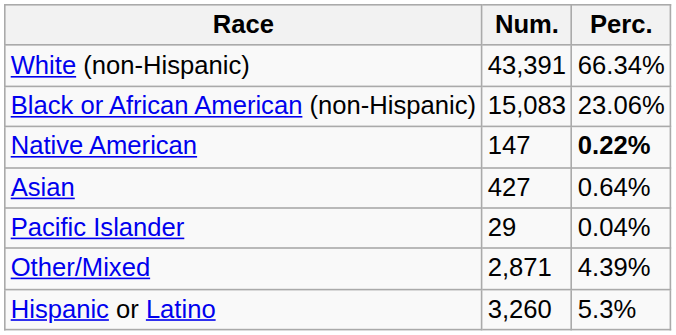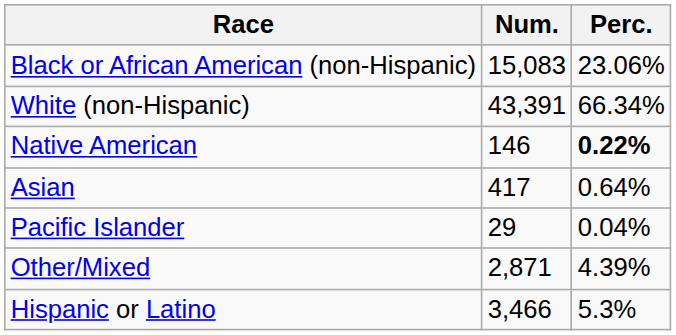rows swapped: (130, 65) <-> (243, 106)
(509, 146) 147 -> (509, 146) 146
(509, 187) 427 -> (509, 187) 417
(520, 308) 3,260 -> (520, 308) 3,466
